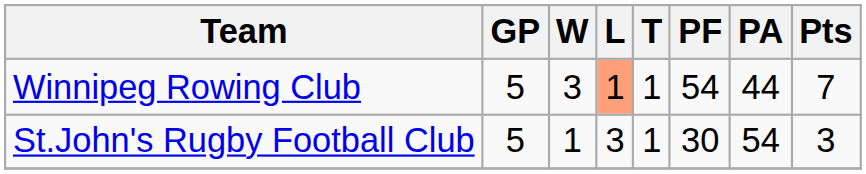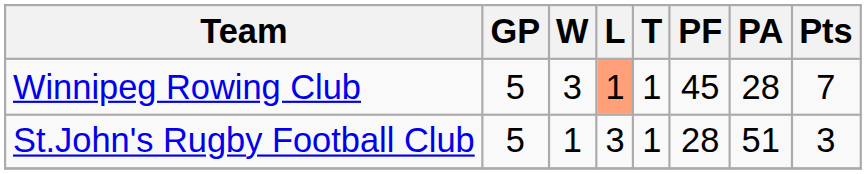(700, 86) 54 -> (700, 86) 45
(761, 86) 44 -> (761, 86) 28
(700, 140) 30 -> (700, 140) 28
(761, 140) 54 -> (761, 140) 51
